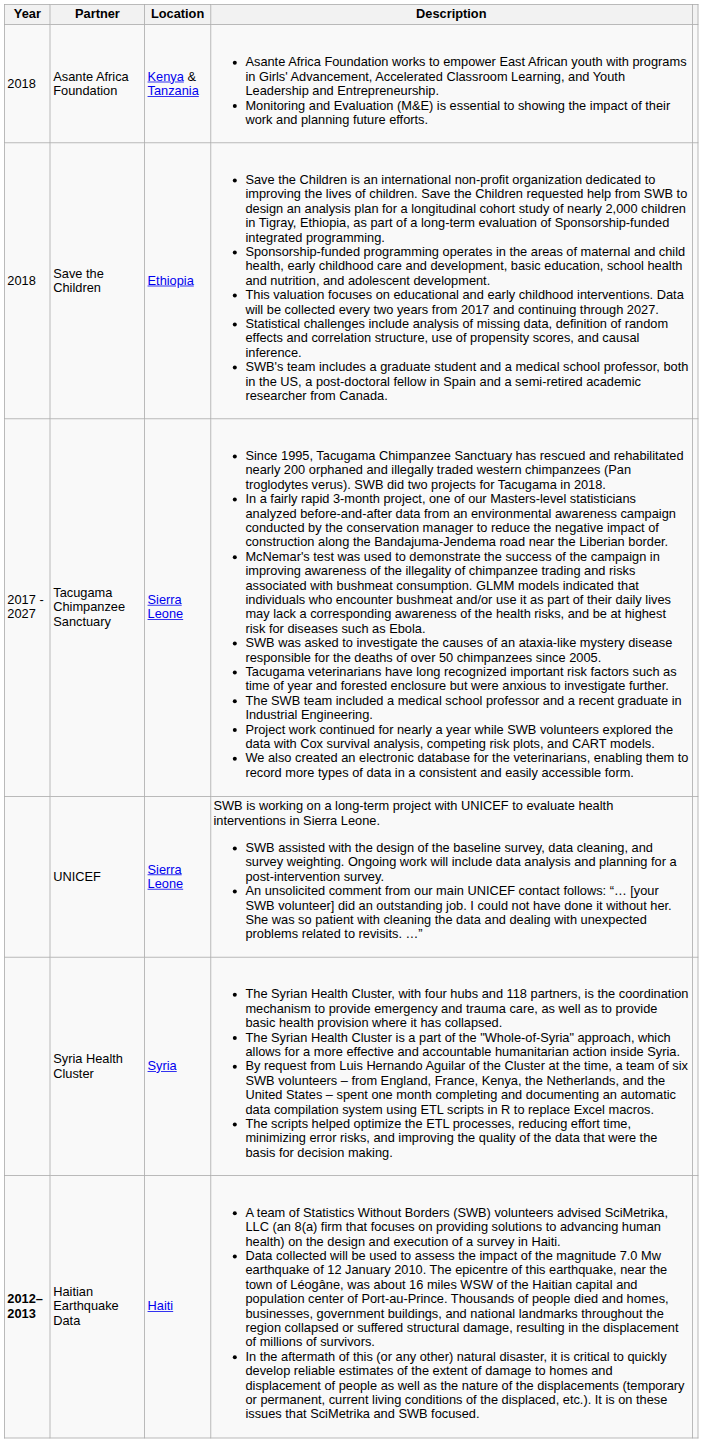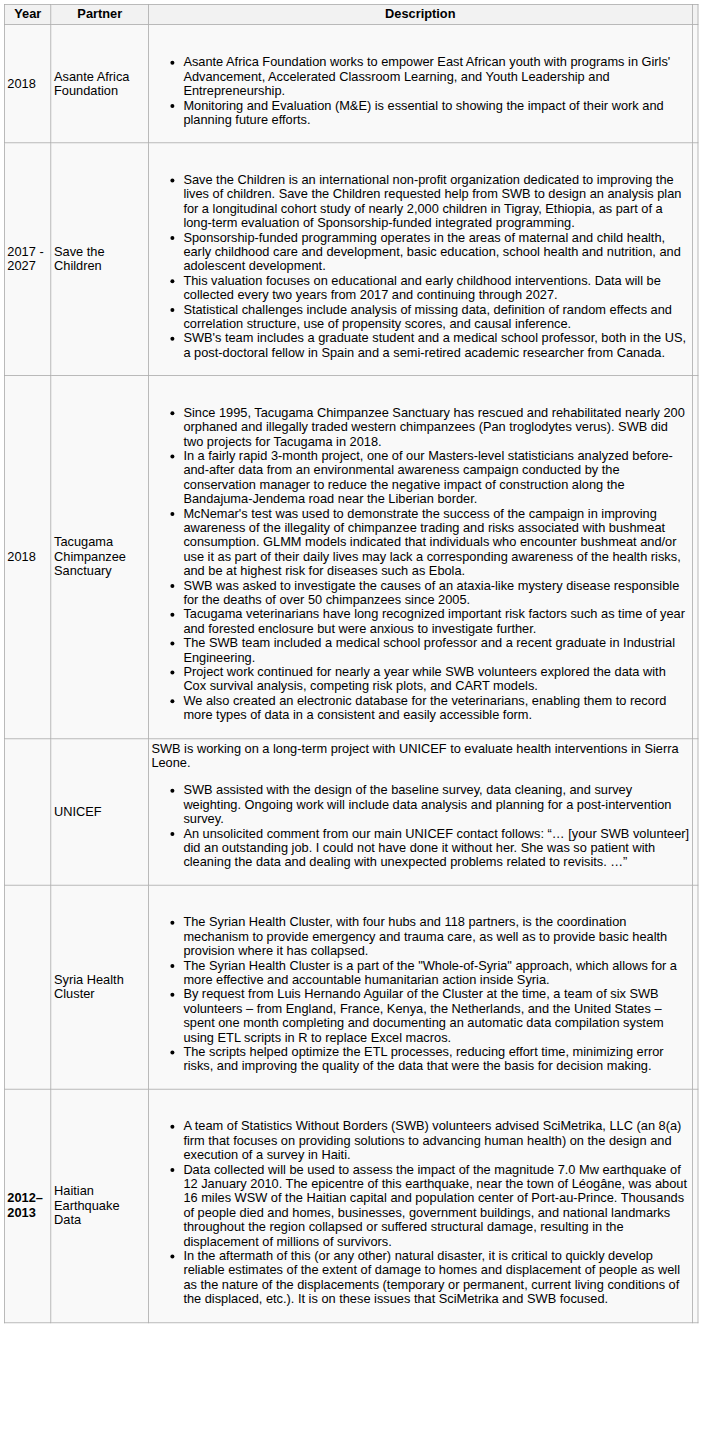- column: (178, 14)
(22, 280) 2018 -> (26, 259) 2017 - 2027
(26, 607) 2017 - 2027 -> (22, 557) 2018
